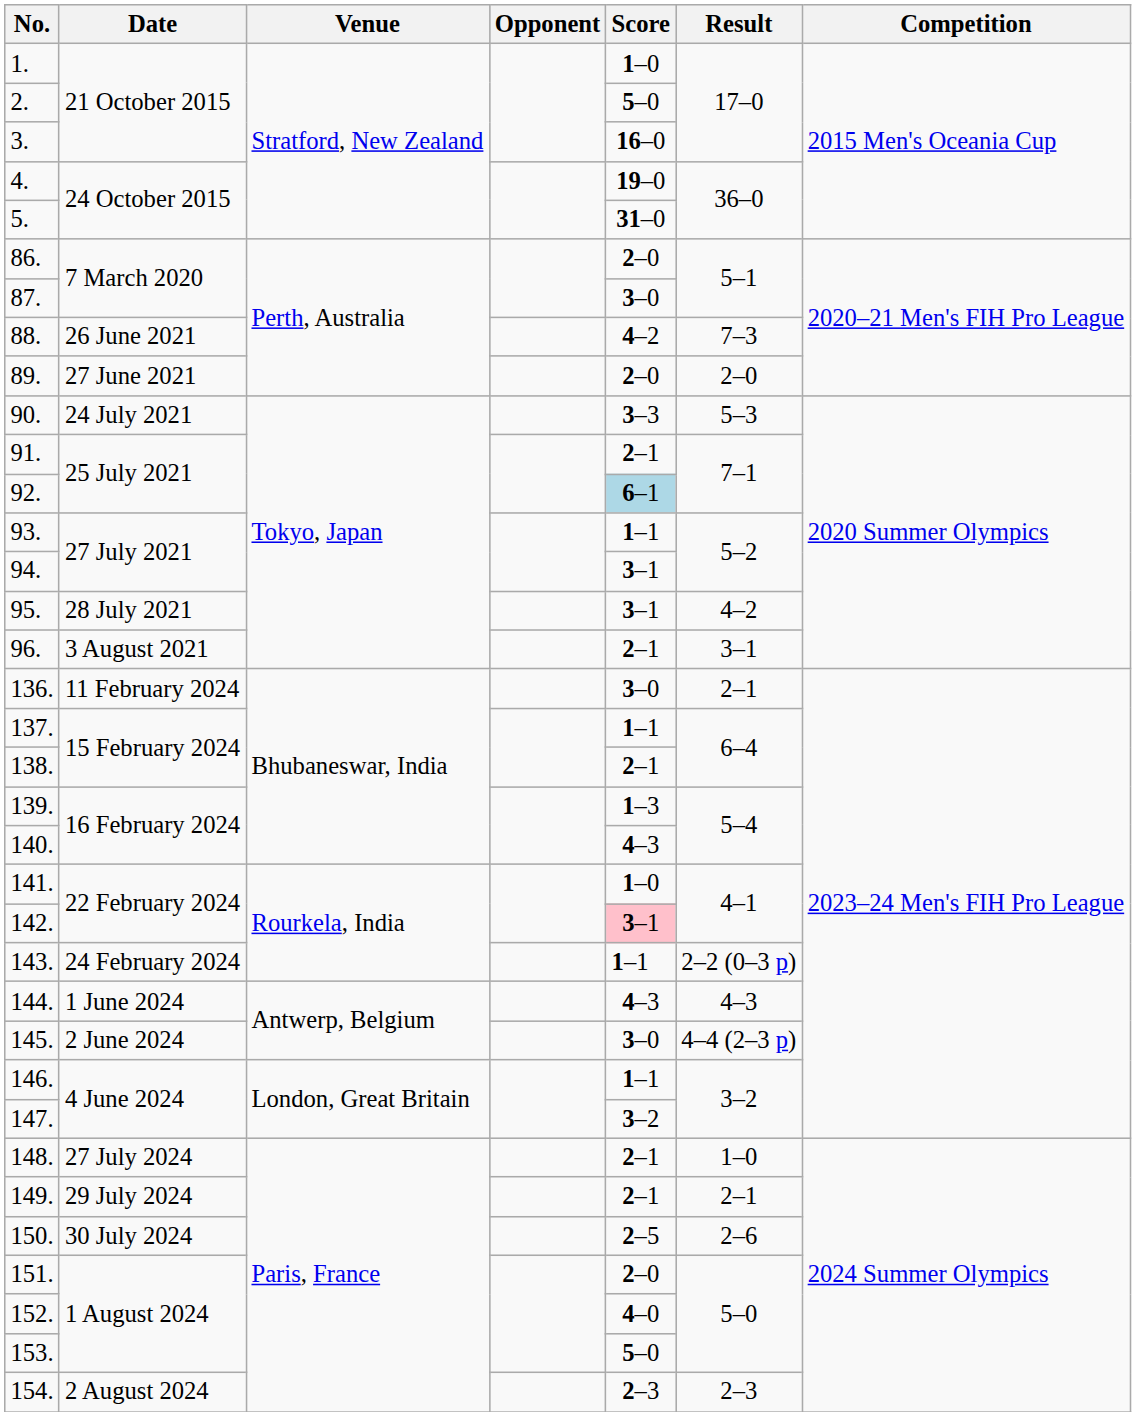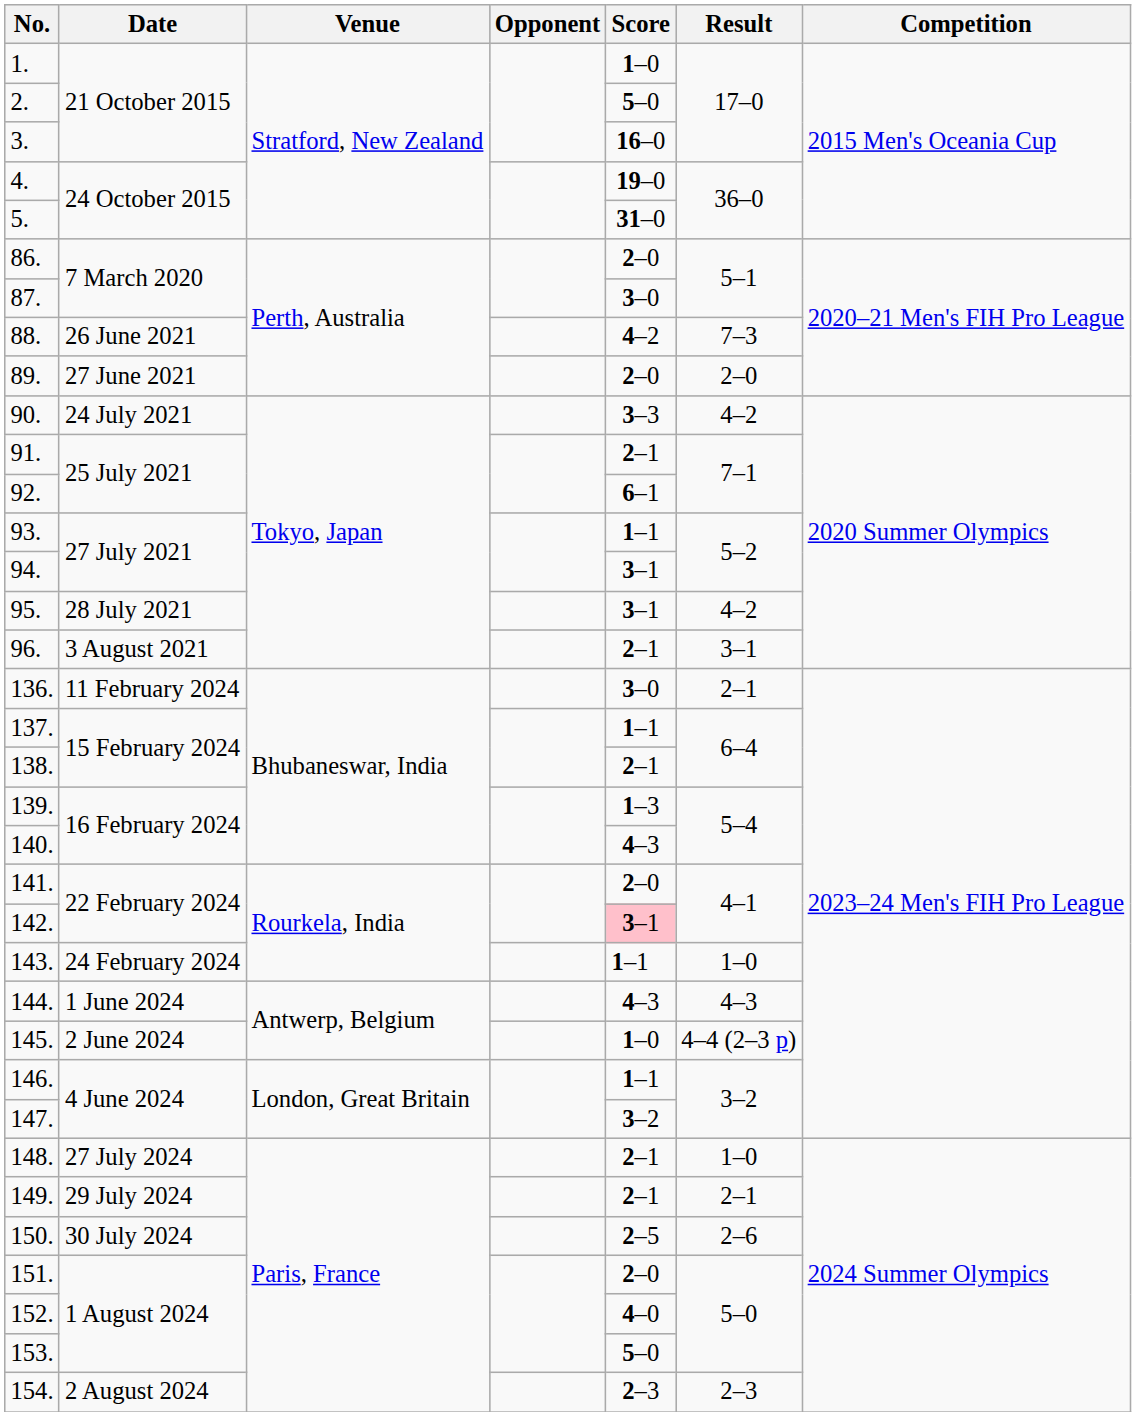(739, 414) 5–3 -> (739, 414) 4–2
(641, 492) lightblue background -> (641, 492) no background
(641, 883) 1–0 -> (641, 883) 2–0
(739, 961) 2–2 (0–3 p) -> (739, 961) 1–0
(641, 1040) 3–0 -> (641, 1040) 1–0
